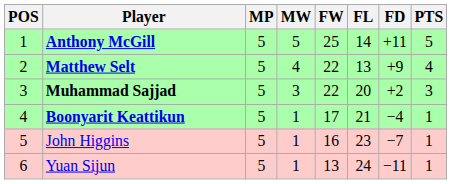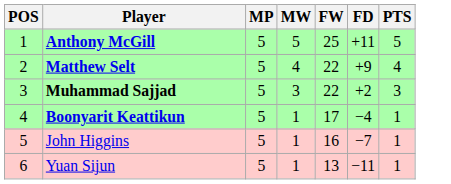- column: (363, 16)
